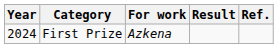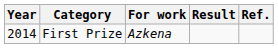(22, 34) 2024 -> (22, 34) 2014
